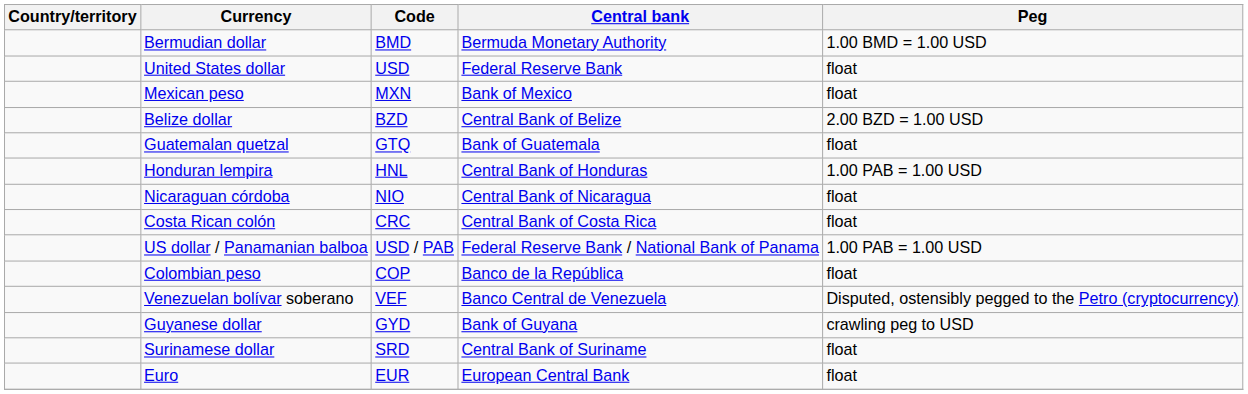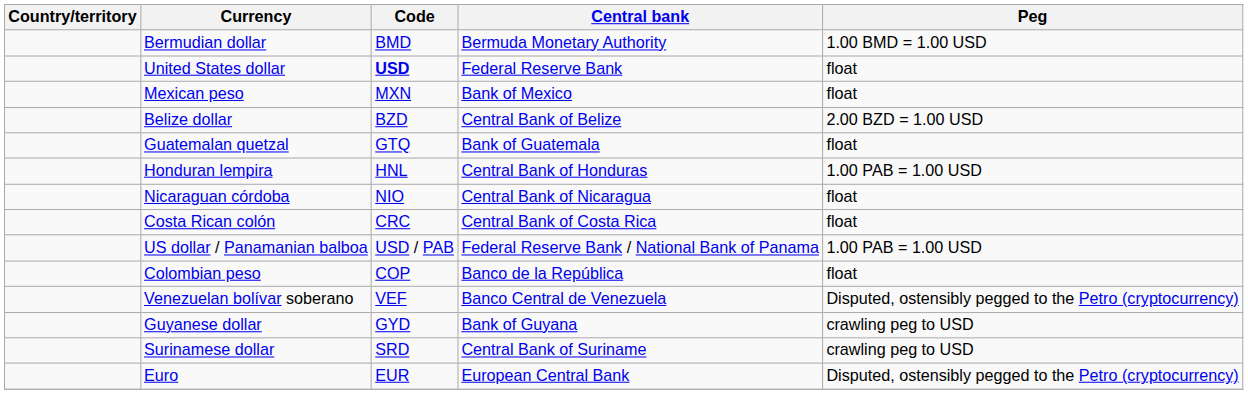(392, 68) normal -> (392, 68) bold
(842, 350) float -> (900, 350) crawling peg to USD
(842, 376) float -> (1033, 376) Disputed, ostensibly pegged to the Petro (cryptocurrency)
